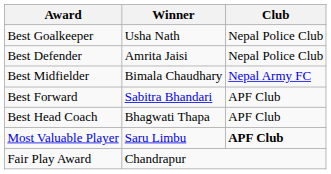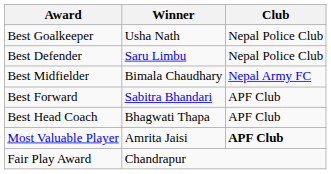(156, 55) Amrita Jaisi -> (155, 55) Saru Limbu
(155, 138) Saru Limbu -> (156, 138) Amrita Jaisi
